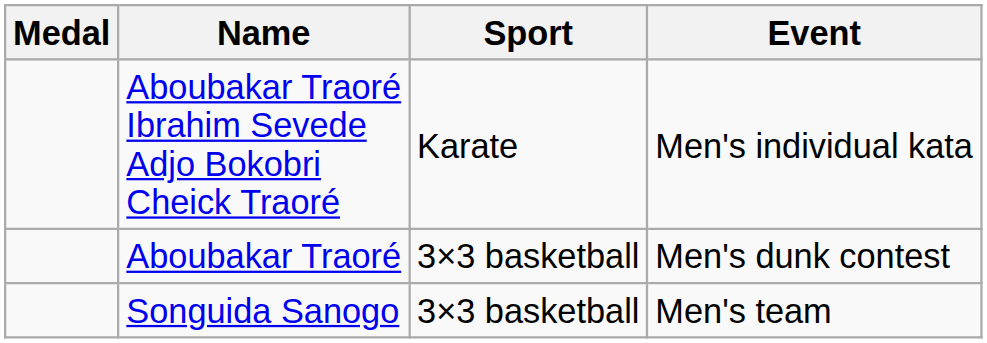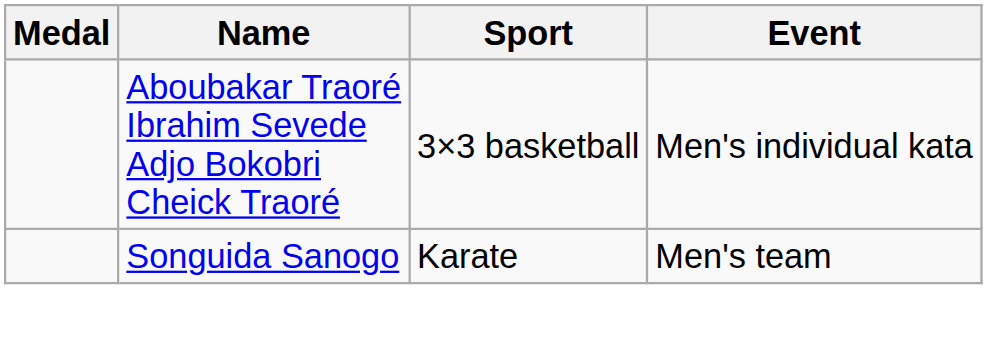(468, 145) Karate -> (528, 145) 3×3 basketball
- row: (264, 257)
(528, 311) 3×3 basketball -> (468, 257) Karate
